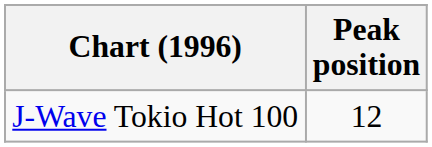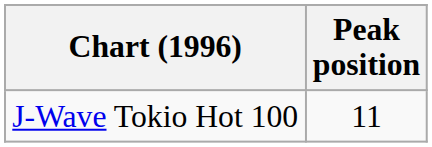(366, 115) 12 -> (366, 115) 11
